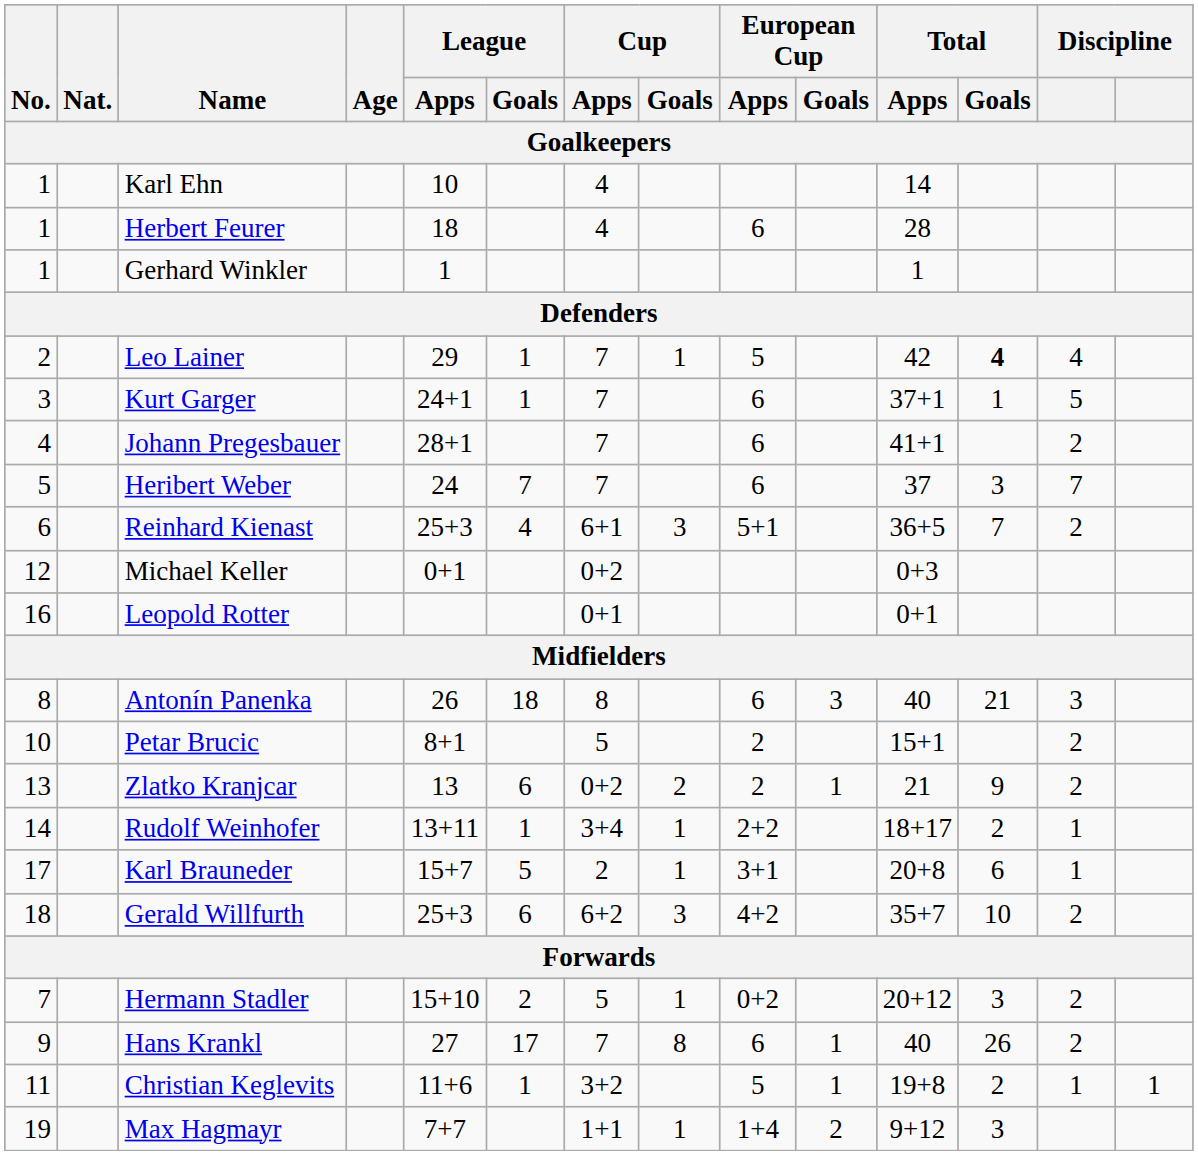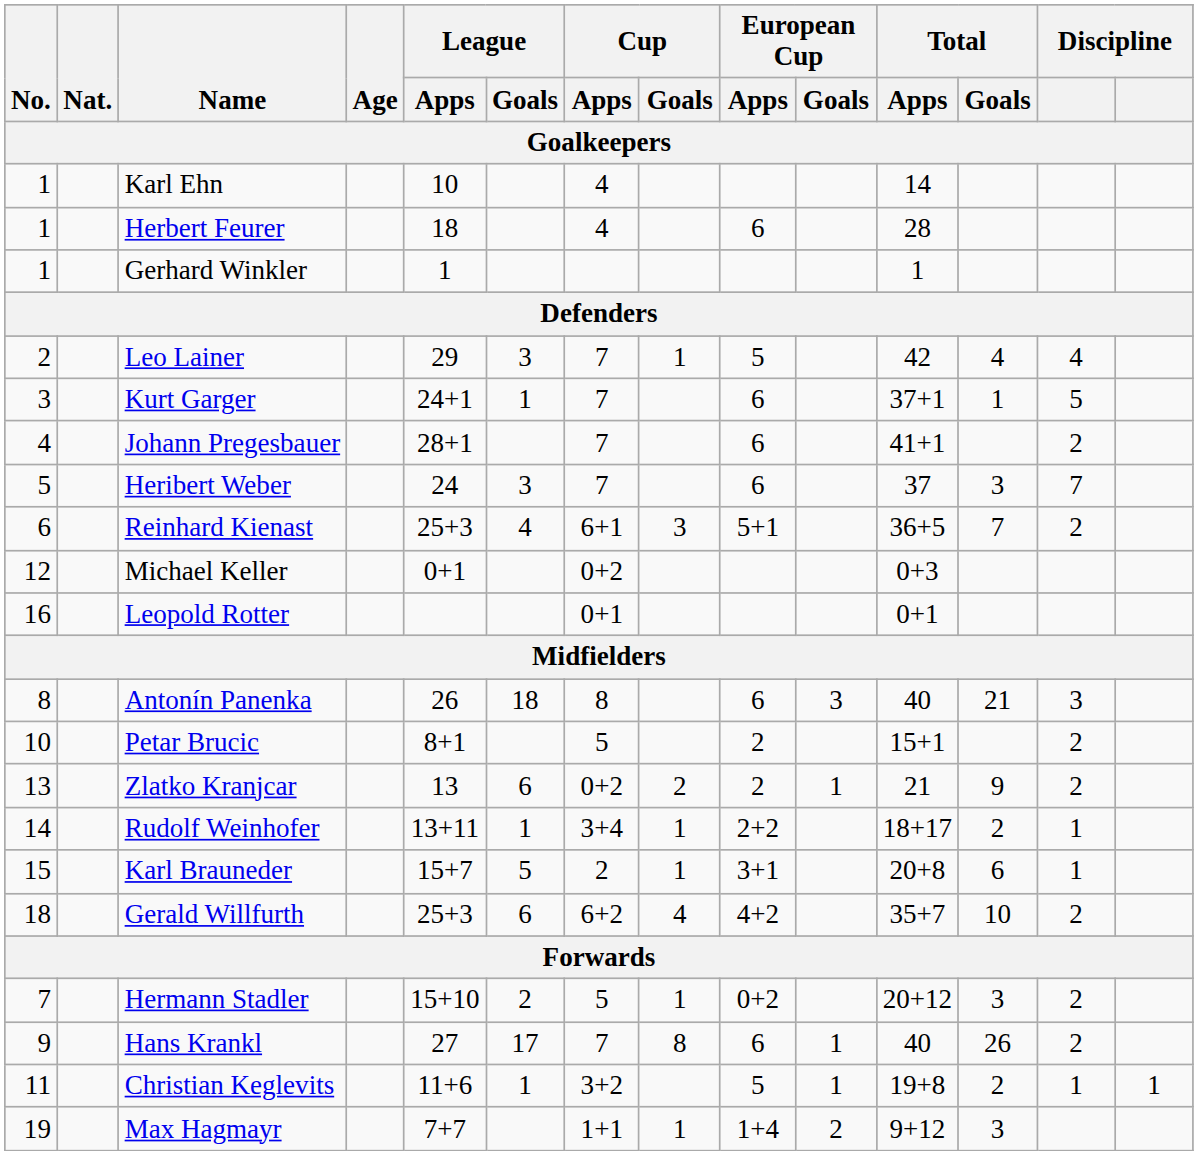(525, 356) 1 -> (525, 356) 3
(998, 356) bold -> (998, 356) normal
(525, 485) 7 -> (525, 485) 3
(37, 871) 17 -> (37, 871) 15
(680, 914) 3 -> (680, 914) 4
